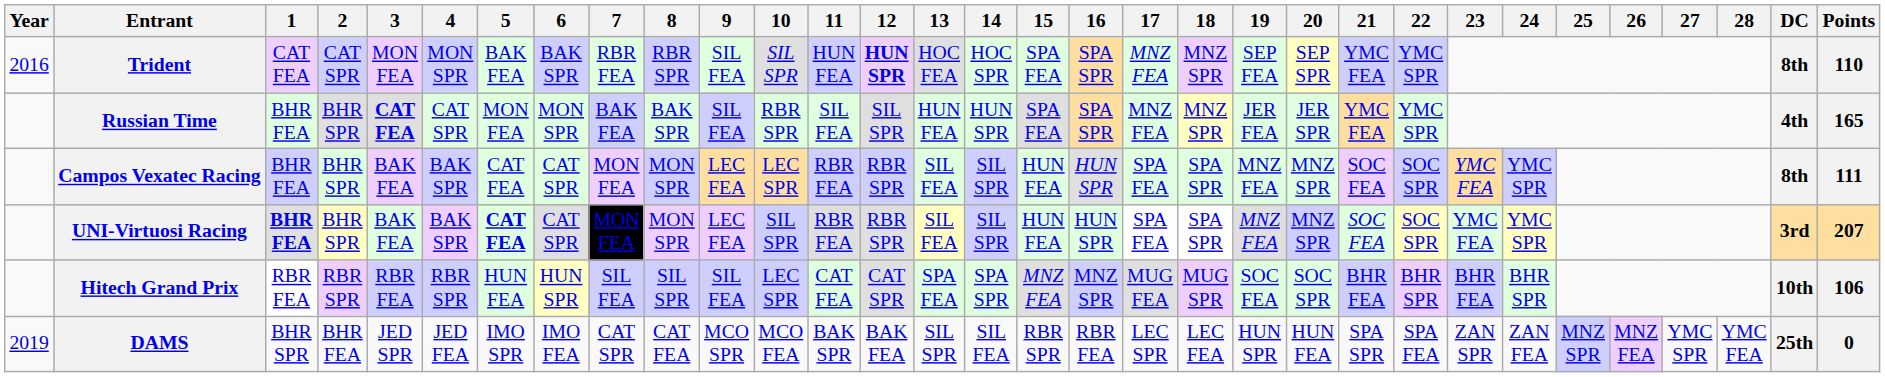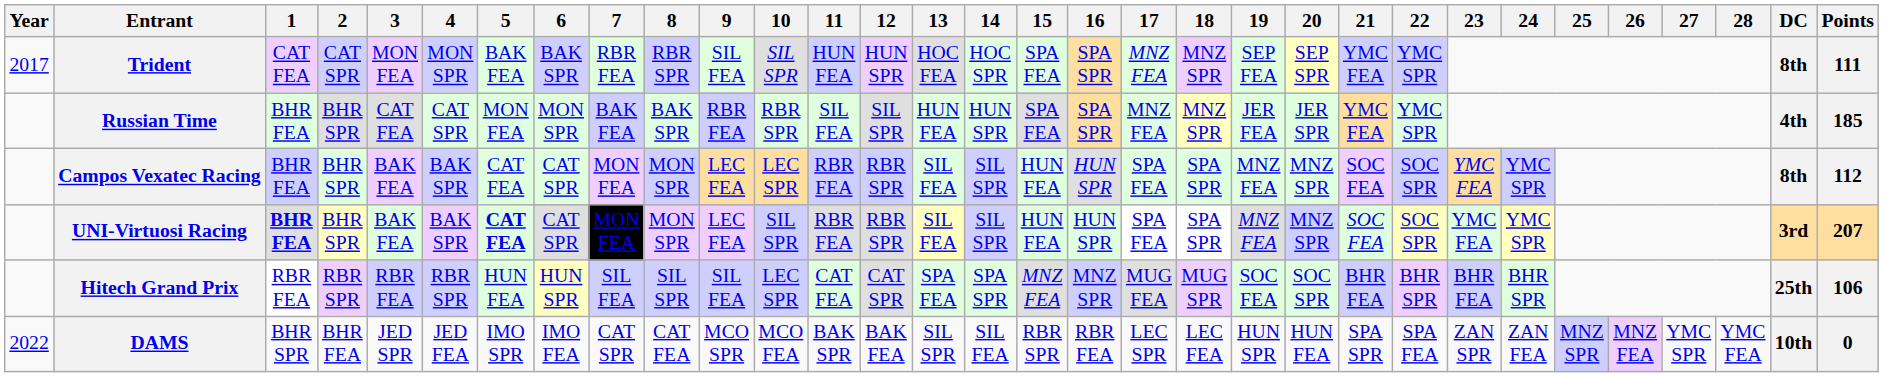(29, 64) 2016 -> (29, 64) 2017
(887, 64) bold -> (886, 64) normal
(1849, 64) 110 -> (1848, 64) 111
(395, 120) bold -> (395, 120) normal
(727, 120) SIL FEA -> (727, 120) RBR FEA
(1849, 120) 165 -> (1848, 120) 185
(1849, 175) 111 -> (1848, 175) 112
(1795, 287) 10th -> (1793, 287) 25th
(29, 343) 2019 -> (29, 343) 2022
(1795, 343) 25th -> (1793, 343) 10th
